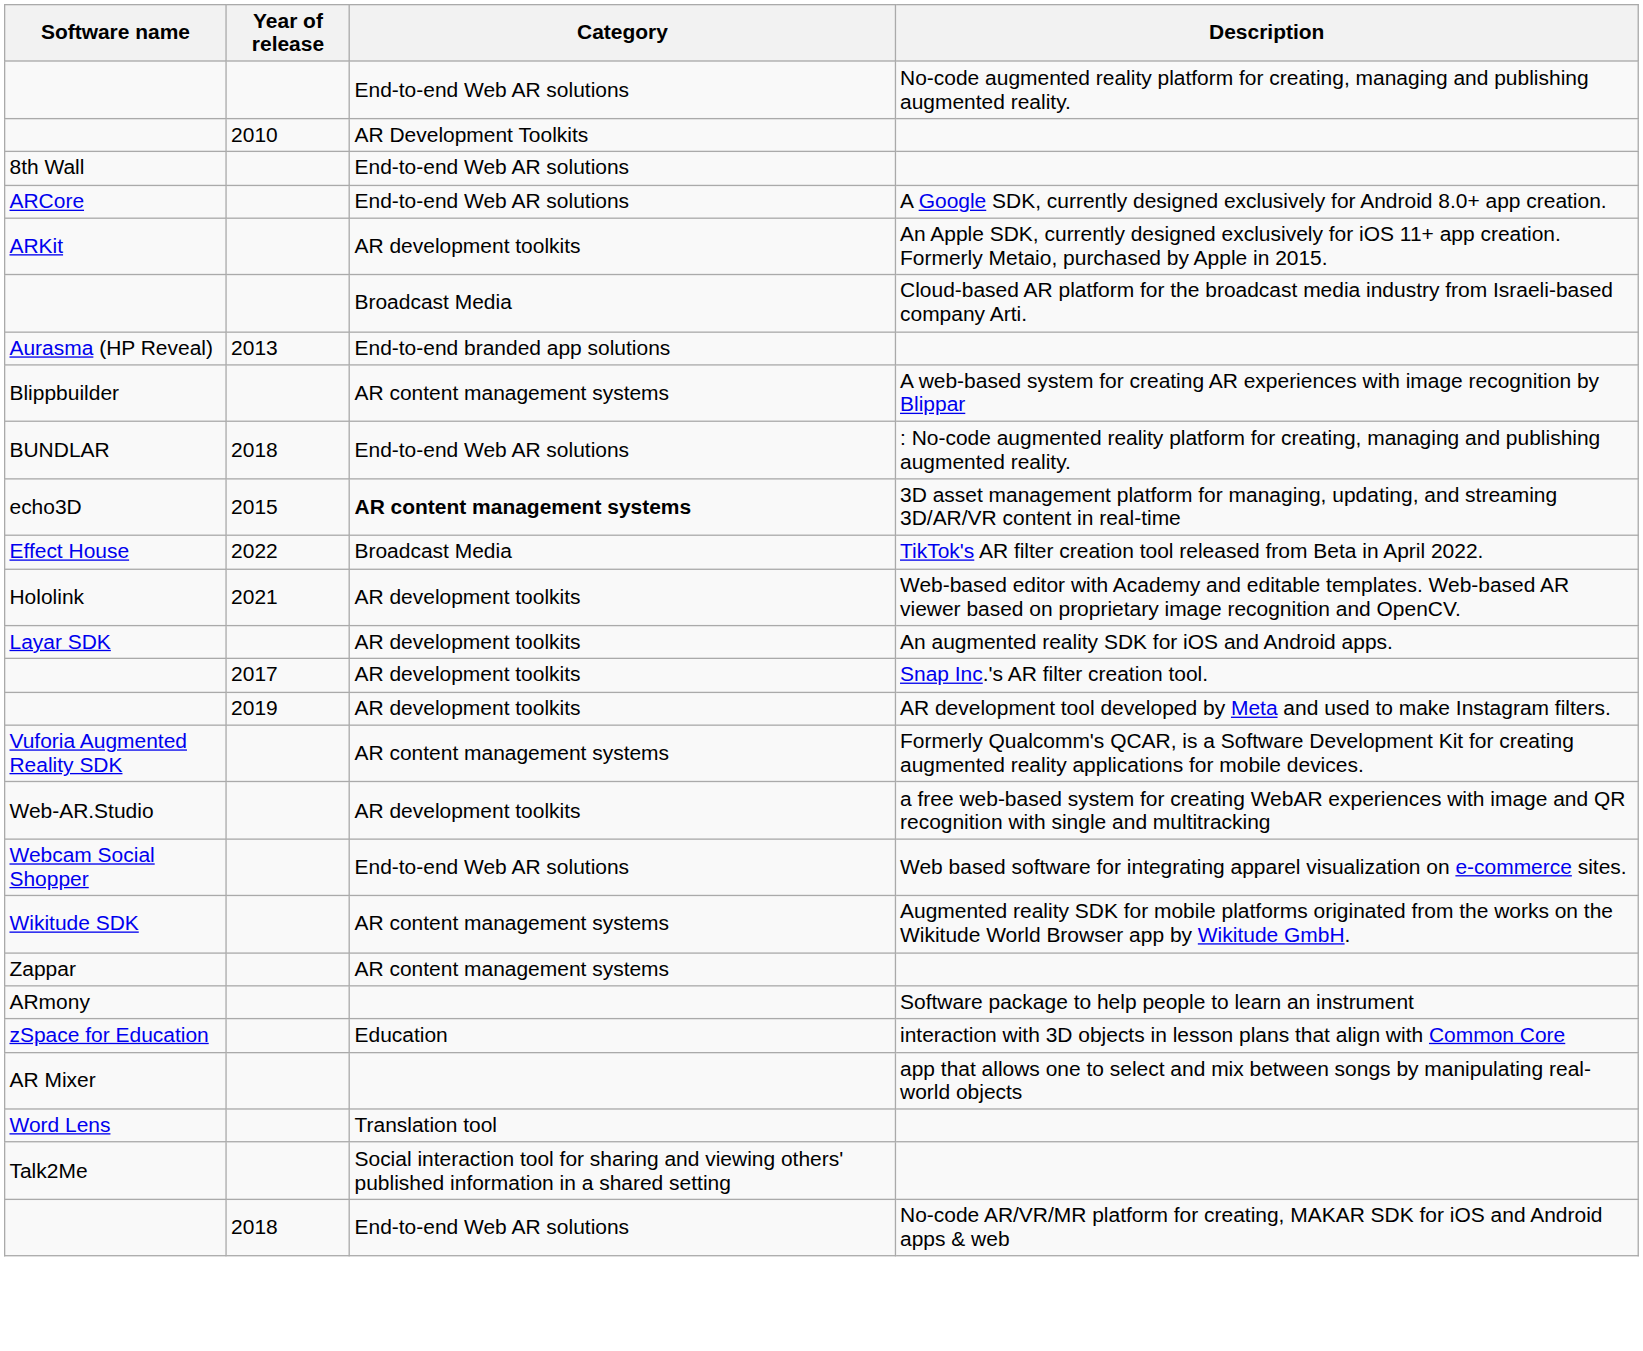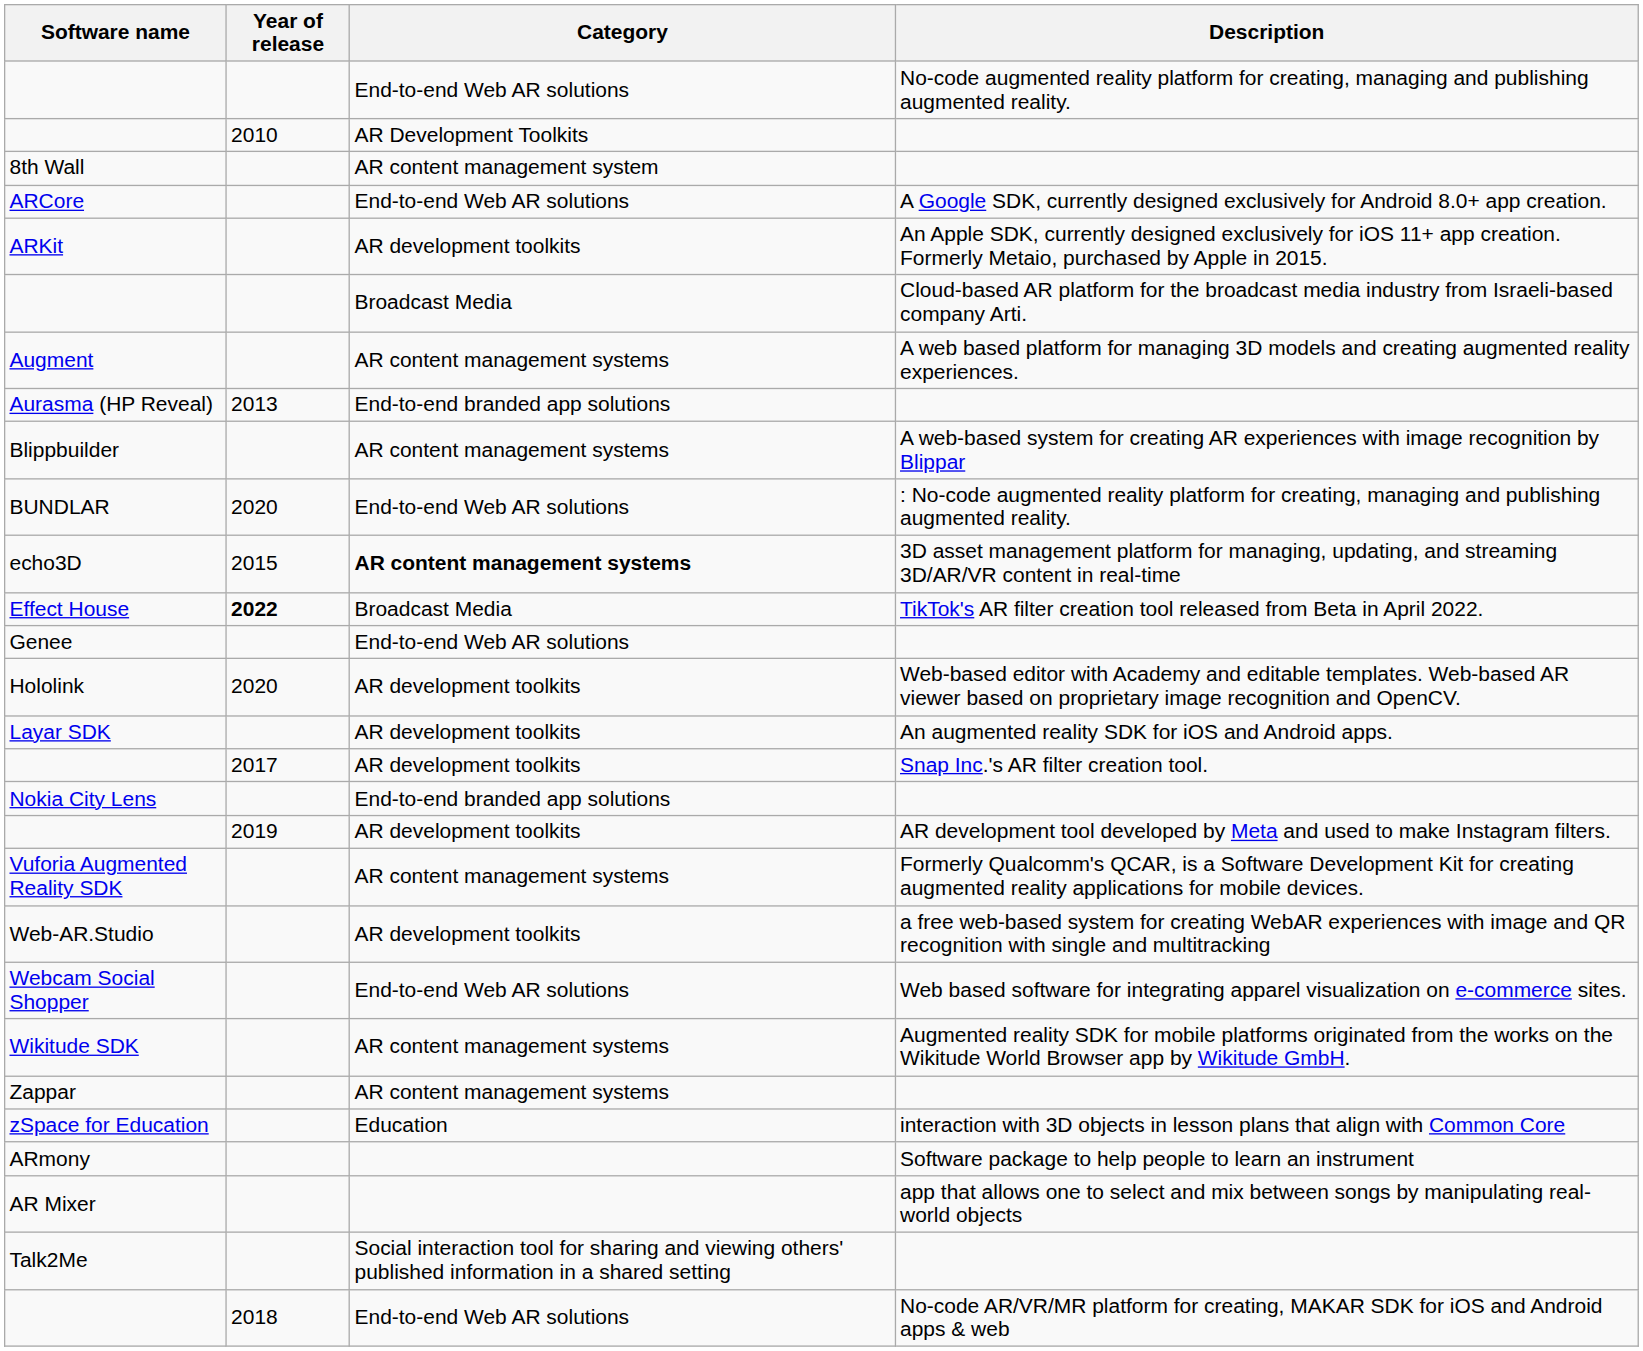(492, 168) End-to-end Web AR solutions -> (507, 168) AR content management system
+ row: (51, 359)
(254, 449) 2018 -> (254, 506) 2020
(254, 551) normal -> (254, 608) bold
+ row: (41, 641)
(254, 596) 2021 -> (254, 686) 2020
+ row: (83, 798)
rows swapped: (109, 1035) <-> (50, 1002)
- row: (60, 1125)
